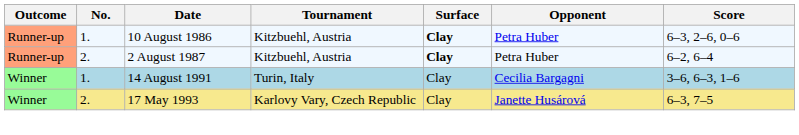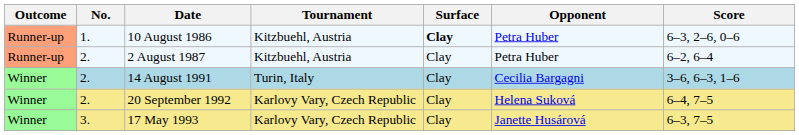(439, 57) bold -> (439, 57) normal
(85, 78) 1. -> (85, 78) 2.
+ row: (179, 99)
(85, 99) 2. -> (85, 120) 3.
